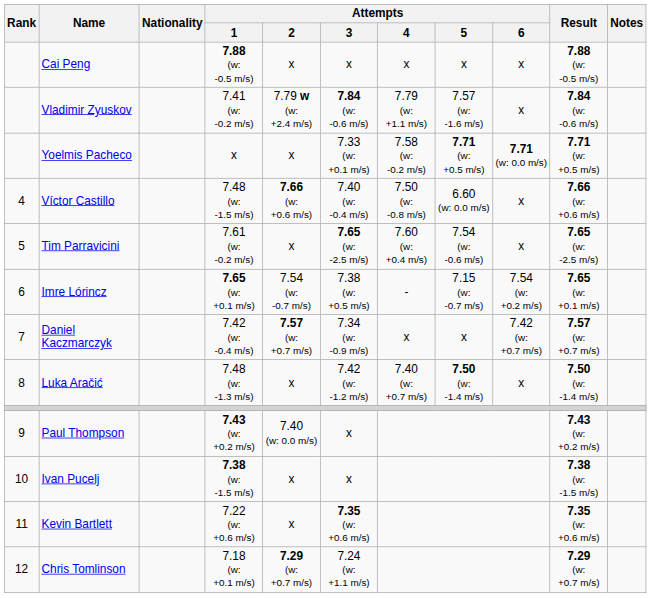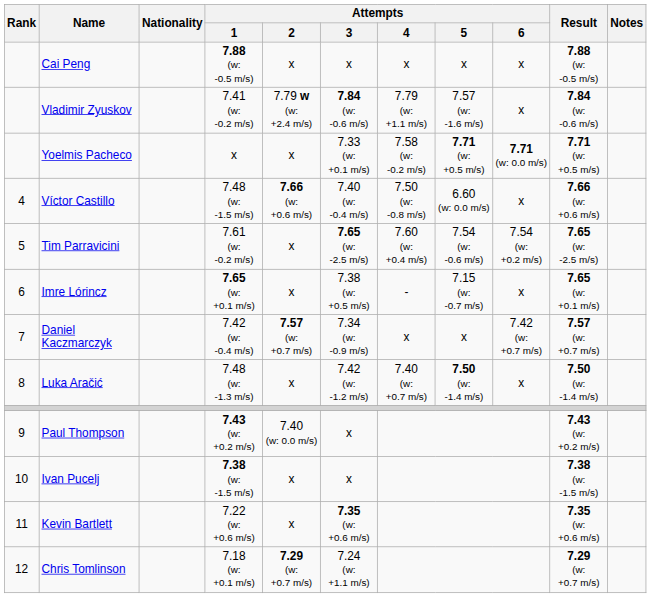(521, 246) x -> (521, 246) 7.54 (w: +0.2 m/s)
(291, 291) 7.54 (w: -0.7 m/s) -> (291, 291) x
(521, 291) 7.54 (w: +0.2 m/s) -> (521, 291) x
